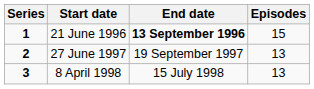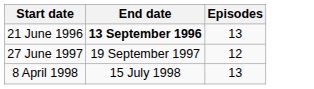- column: (26, 14)
(278, 34) 15 -> (235, 34) 13
(278, 53) 13 -> (235, 53) 12
